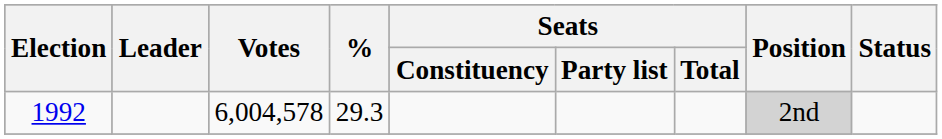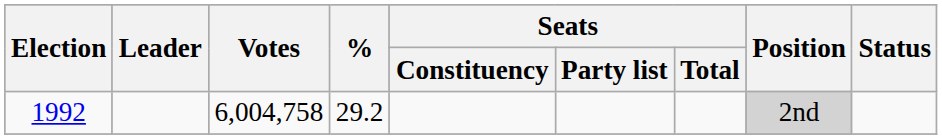(269, 112) 6,004,578 -> (269, 112) 6,004,758
(360, 112) 29.3 -> (360, 112) 29.2
